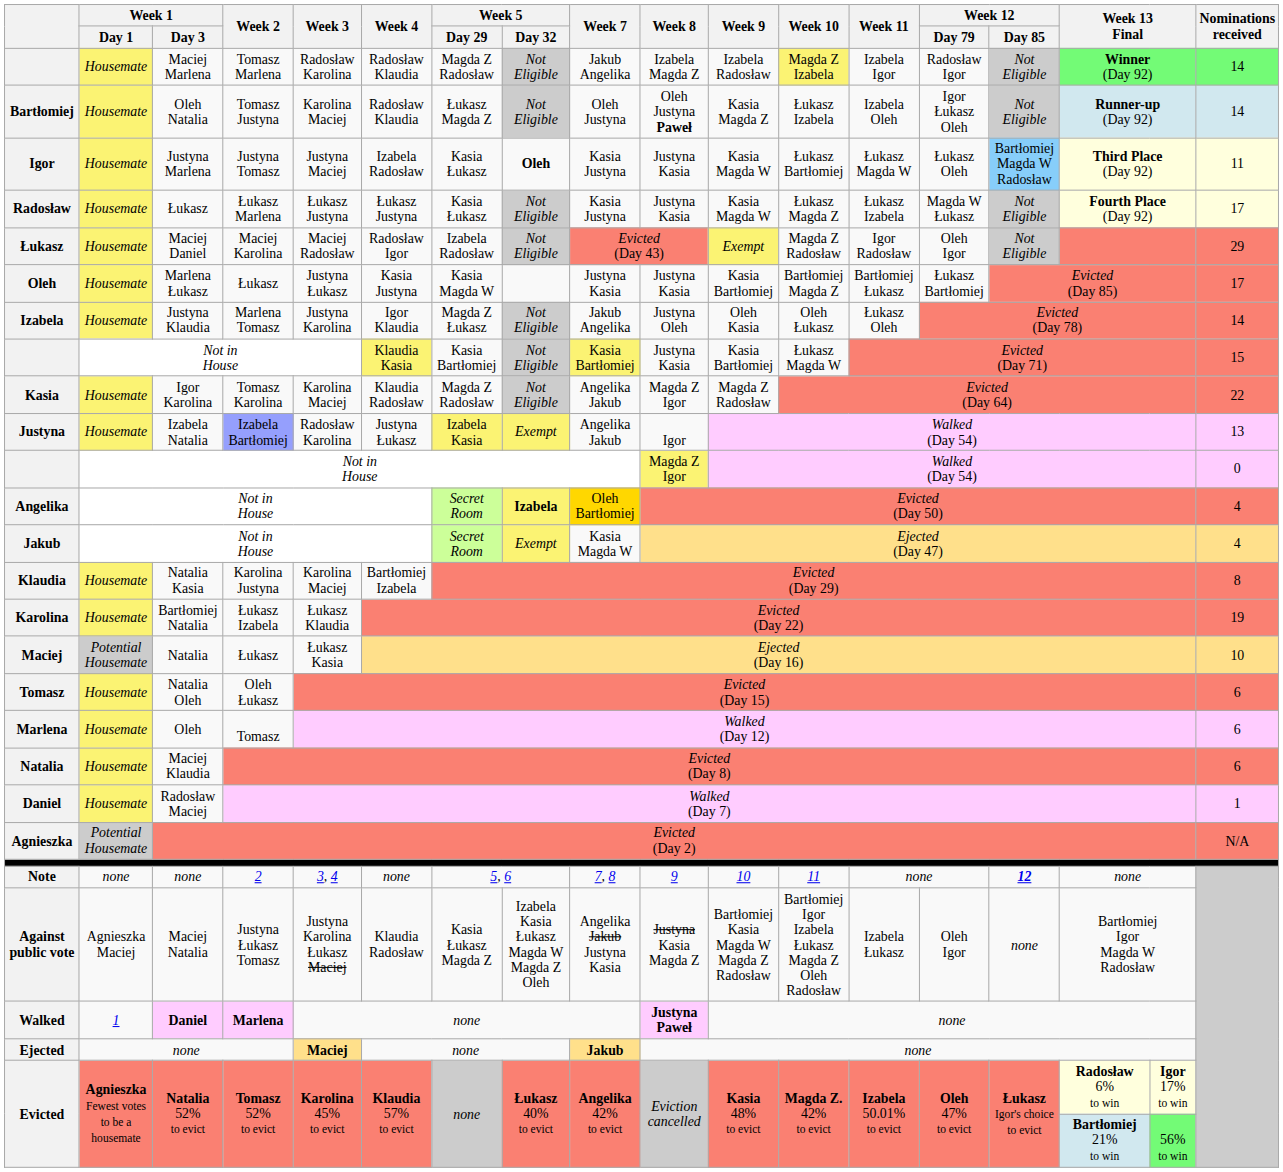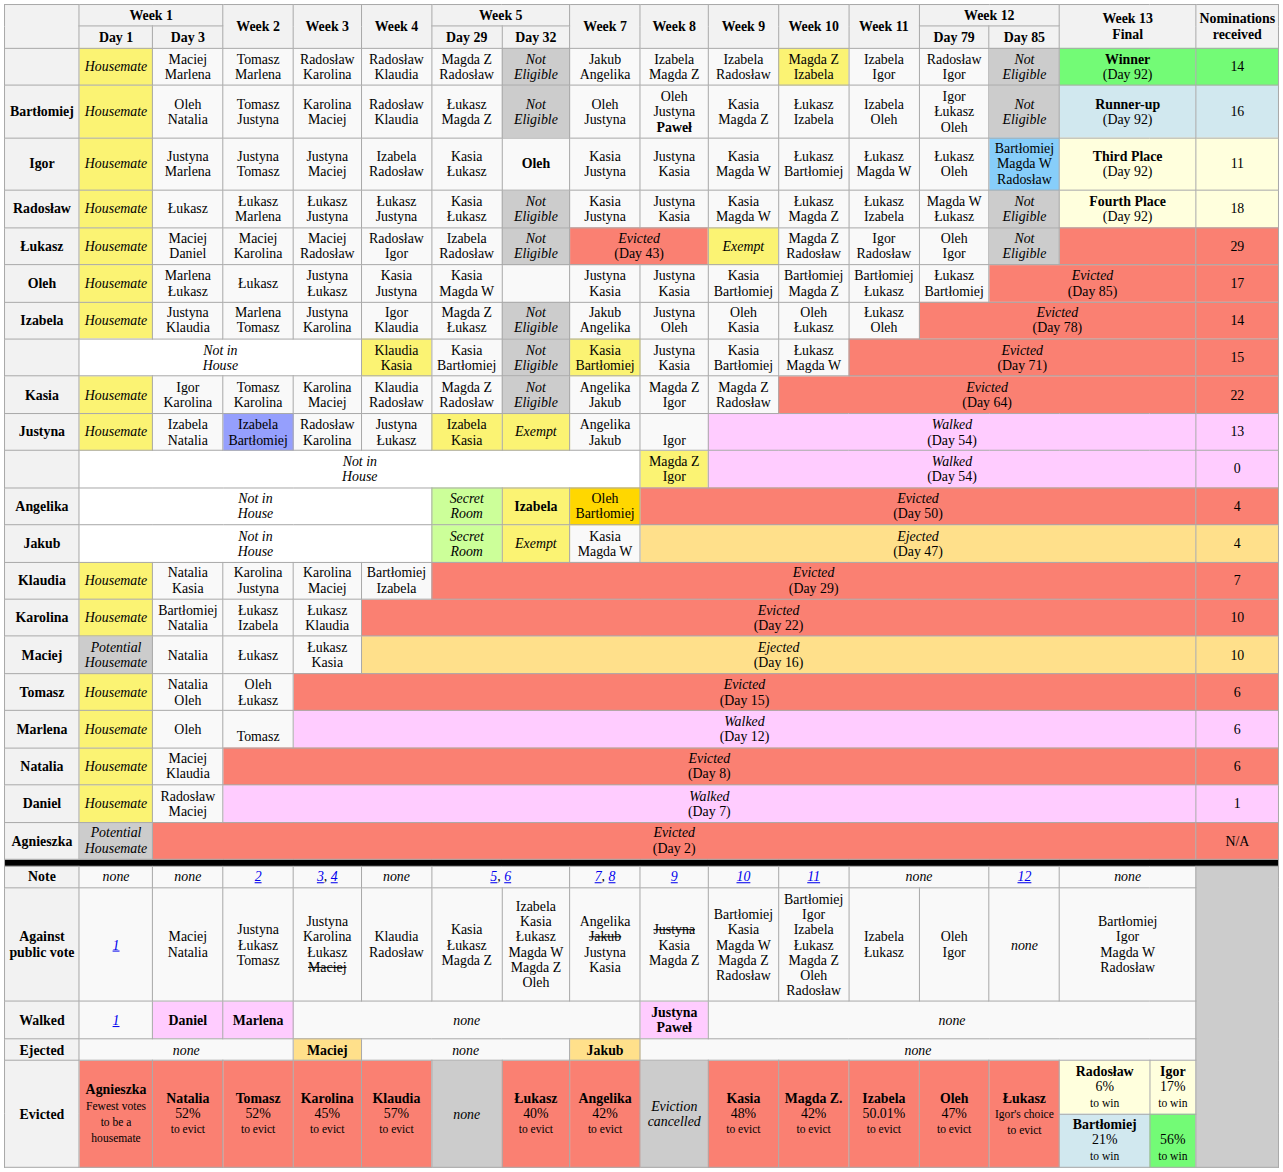(1237, 111) 14 -> (1237, 111) 16
(1237, 209) 17 -> (1237, 209) 18
(1237, 580) 8 -> (1237, 580) 7
(1237, 617) 19 -> (1237, 617) 10
(1024, 876) bold -> (1024, 876) normal
(116, 944) Agnieszka Maciej -> (116, 944) 1
